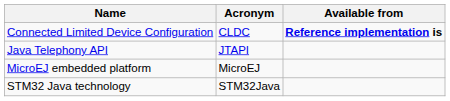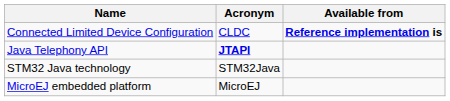(234, 50) normal -> (234, 50) bold
rows swapped: (69, 86) <-> (79, 68)
